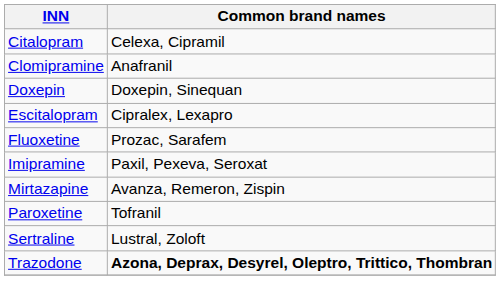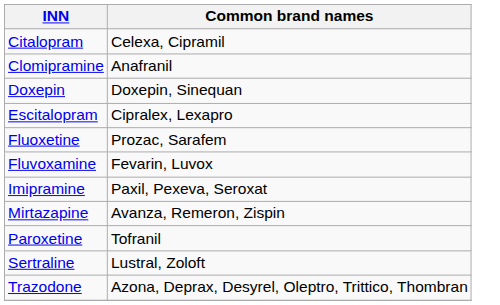+ row: (52, 164)
(302, 262) bold -> (289, 287) normal
